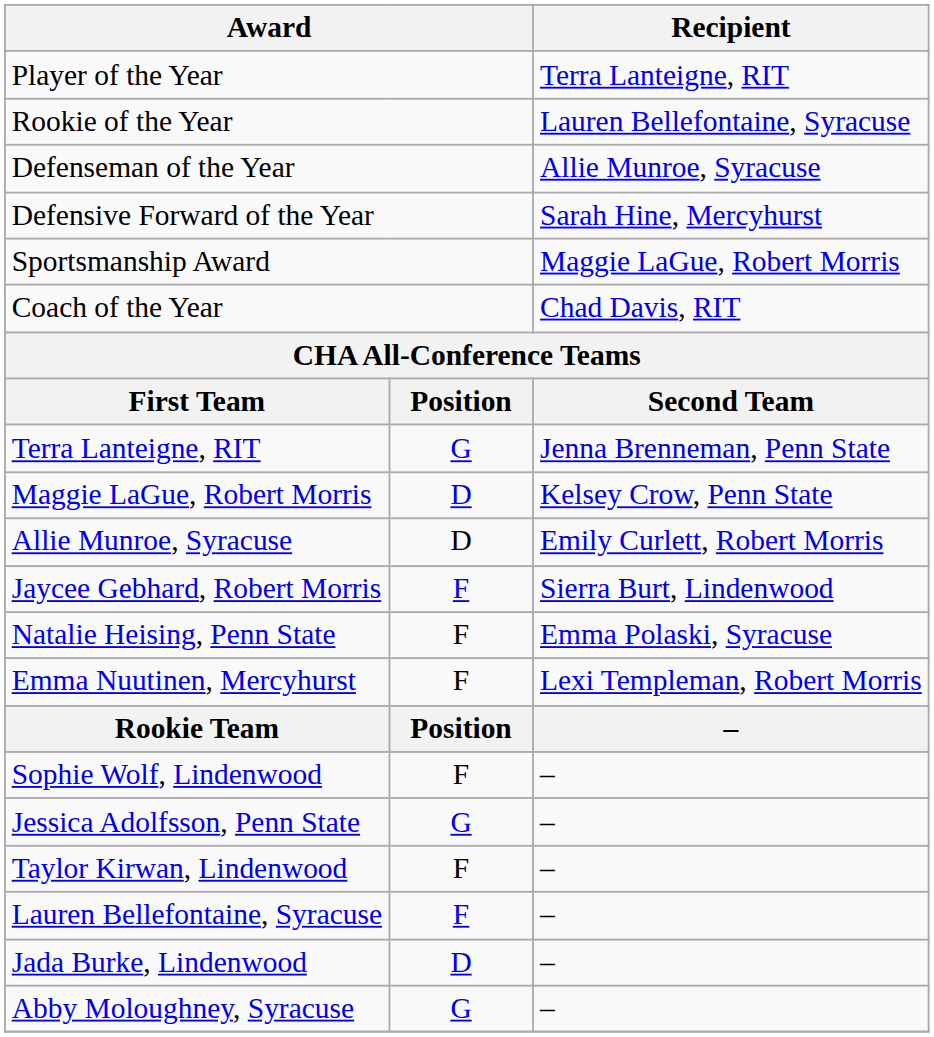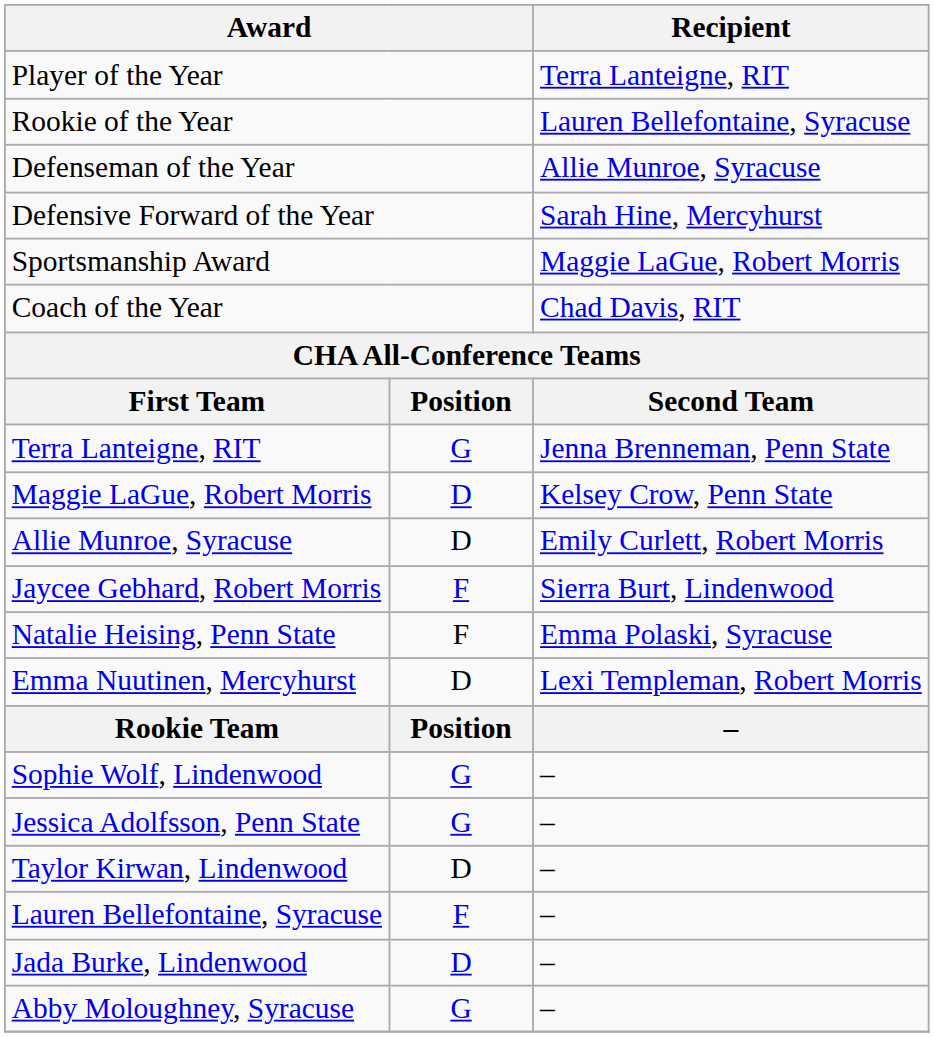(461, 681) F -> (461, 681) D
(461, 774) F -> (461, 774) G
(461, 868) F -> (461, 868) D
